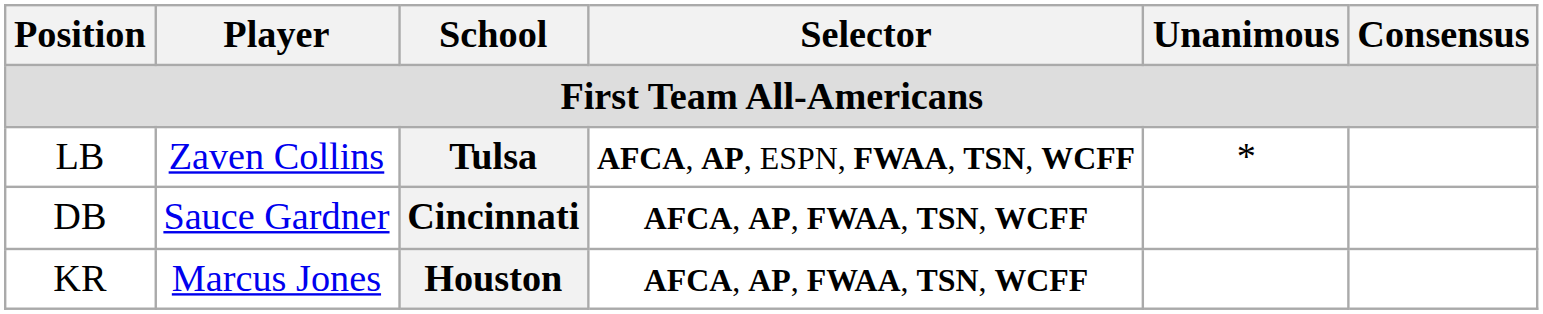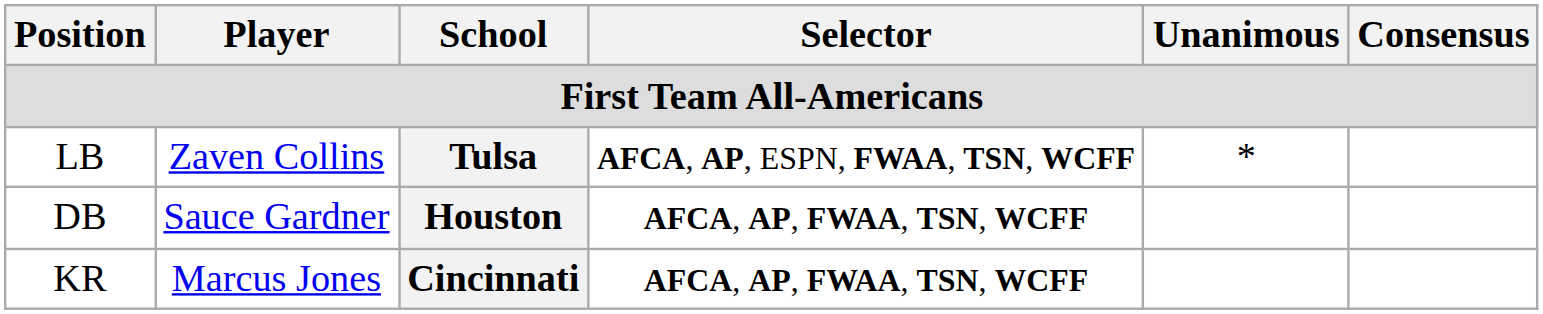(493, 216) Cincinnati -> (493, 216) Houston
(493, 277) Houston -> (493, 277) Cincinnati
